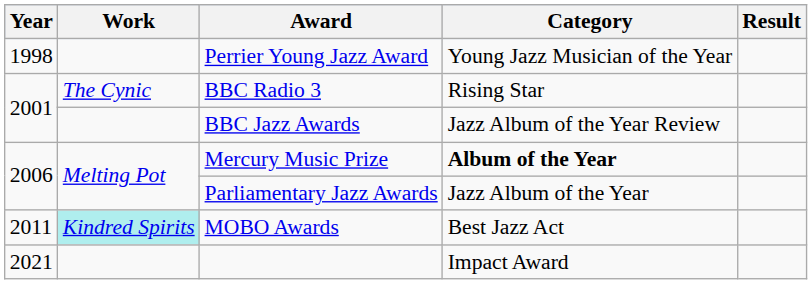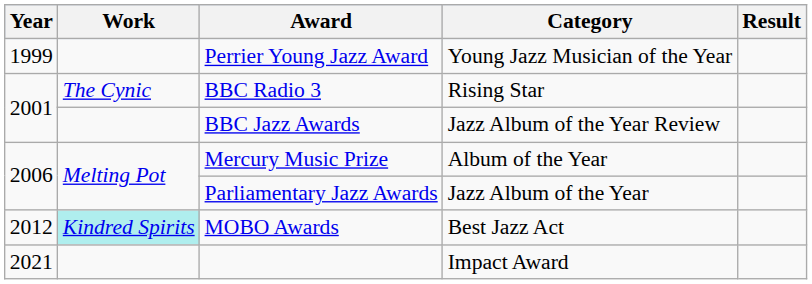(31, 55) 1998 -> (31, 55) 1999
(532, 158) bold -> (527, 158) normal
(31, 227) 2011 -> (31, 227) 2012
